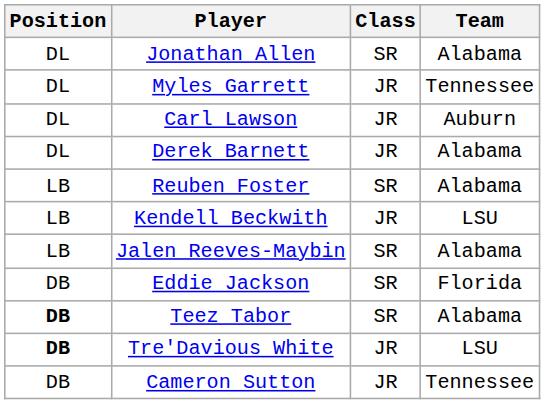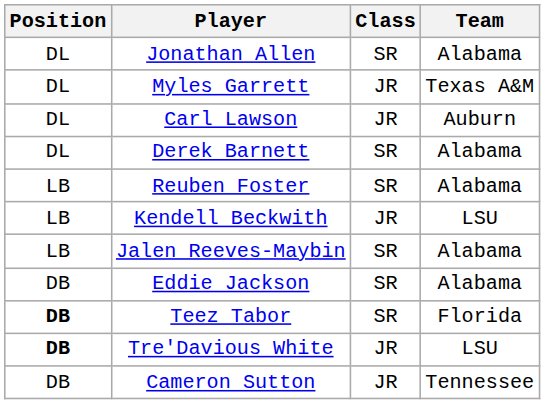(480, 87) Tennessee -> (480, 87) Texas A&M
(386, 153) JR -> (386, 153) SR
(480, 284) Florida -> (480, 284) Alabama
(480, 317) Alabama -> (480, 317) Florida
